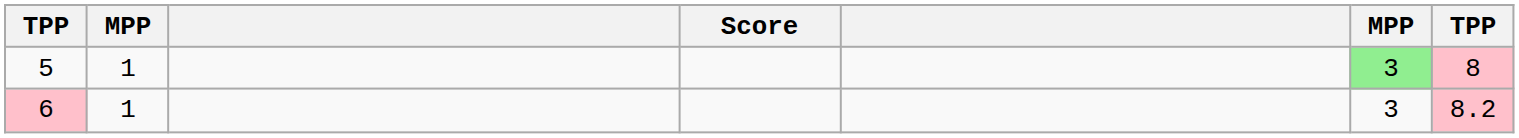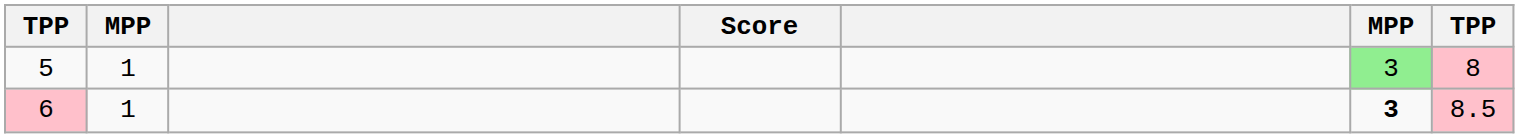(1391, 110) normal -> (1391, 110) bold
(1473, 110) 8.2 -> (1473, 110) 8.5
